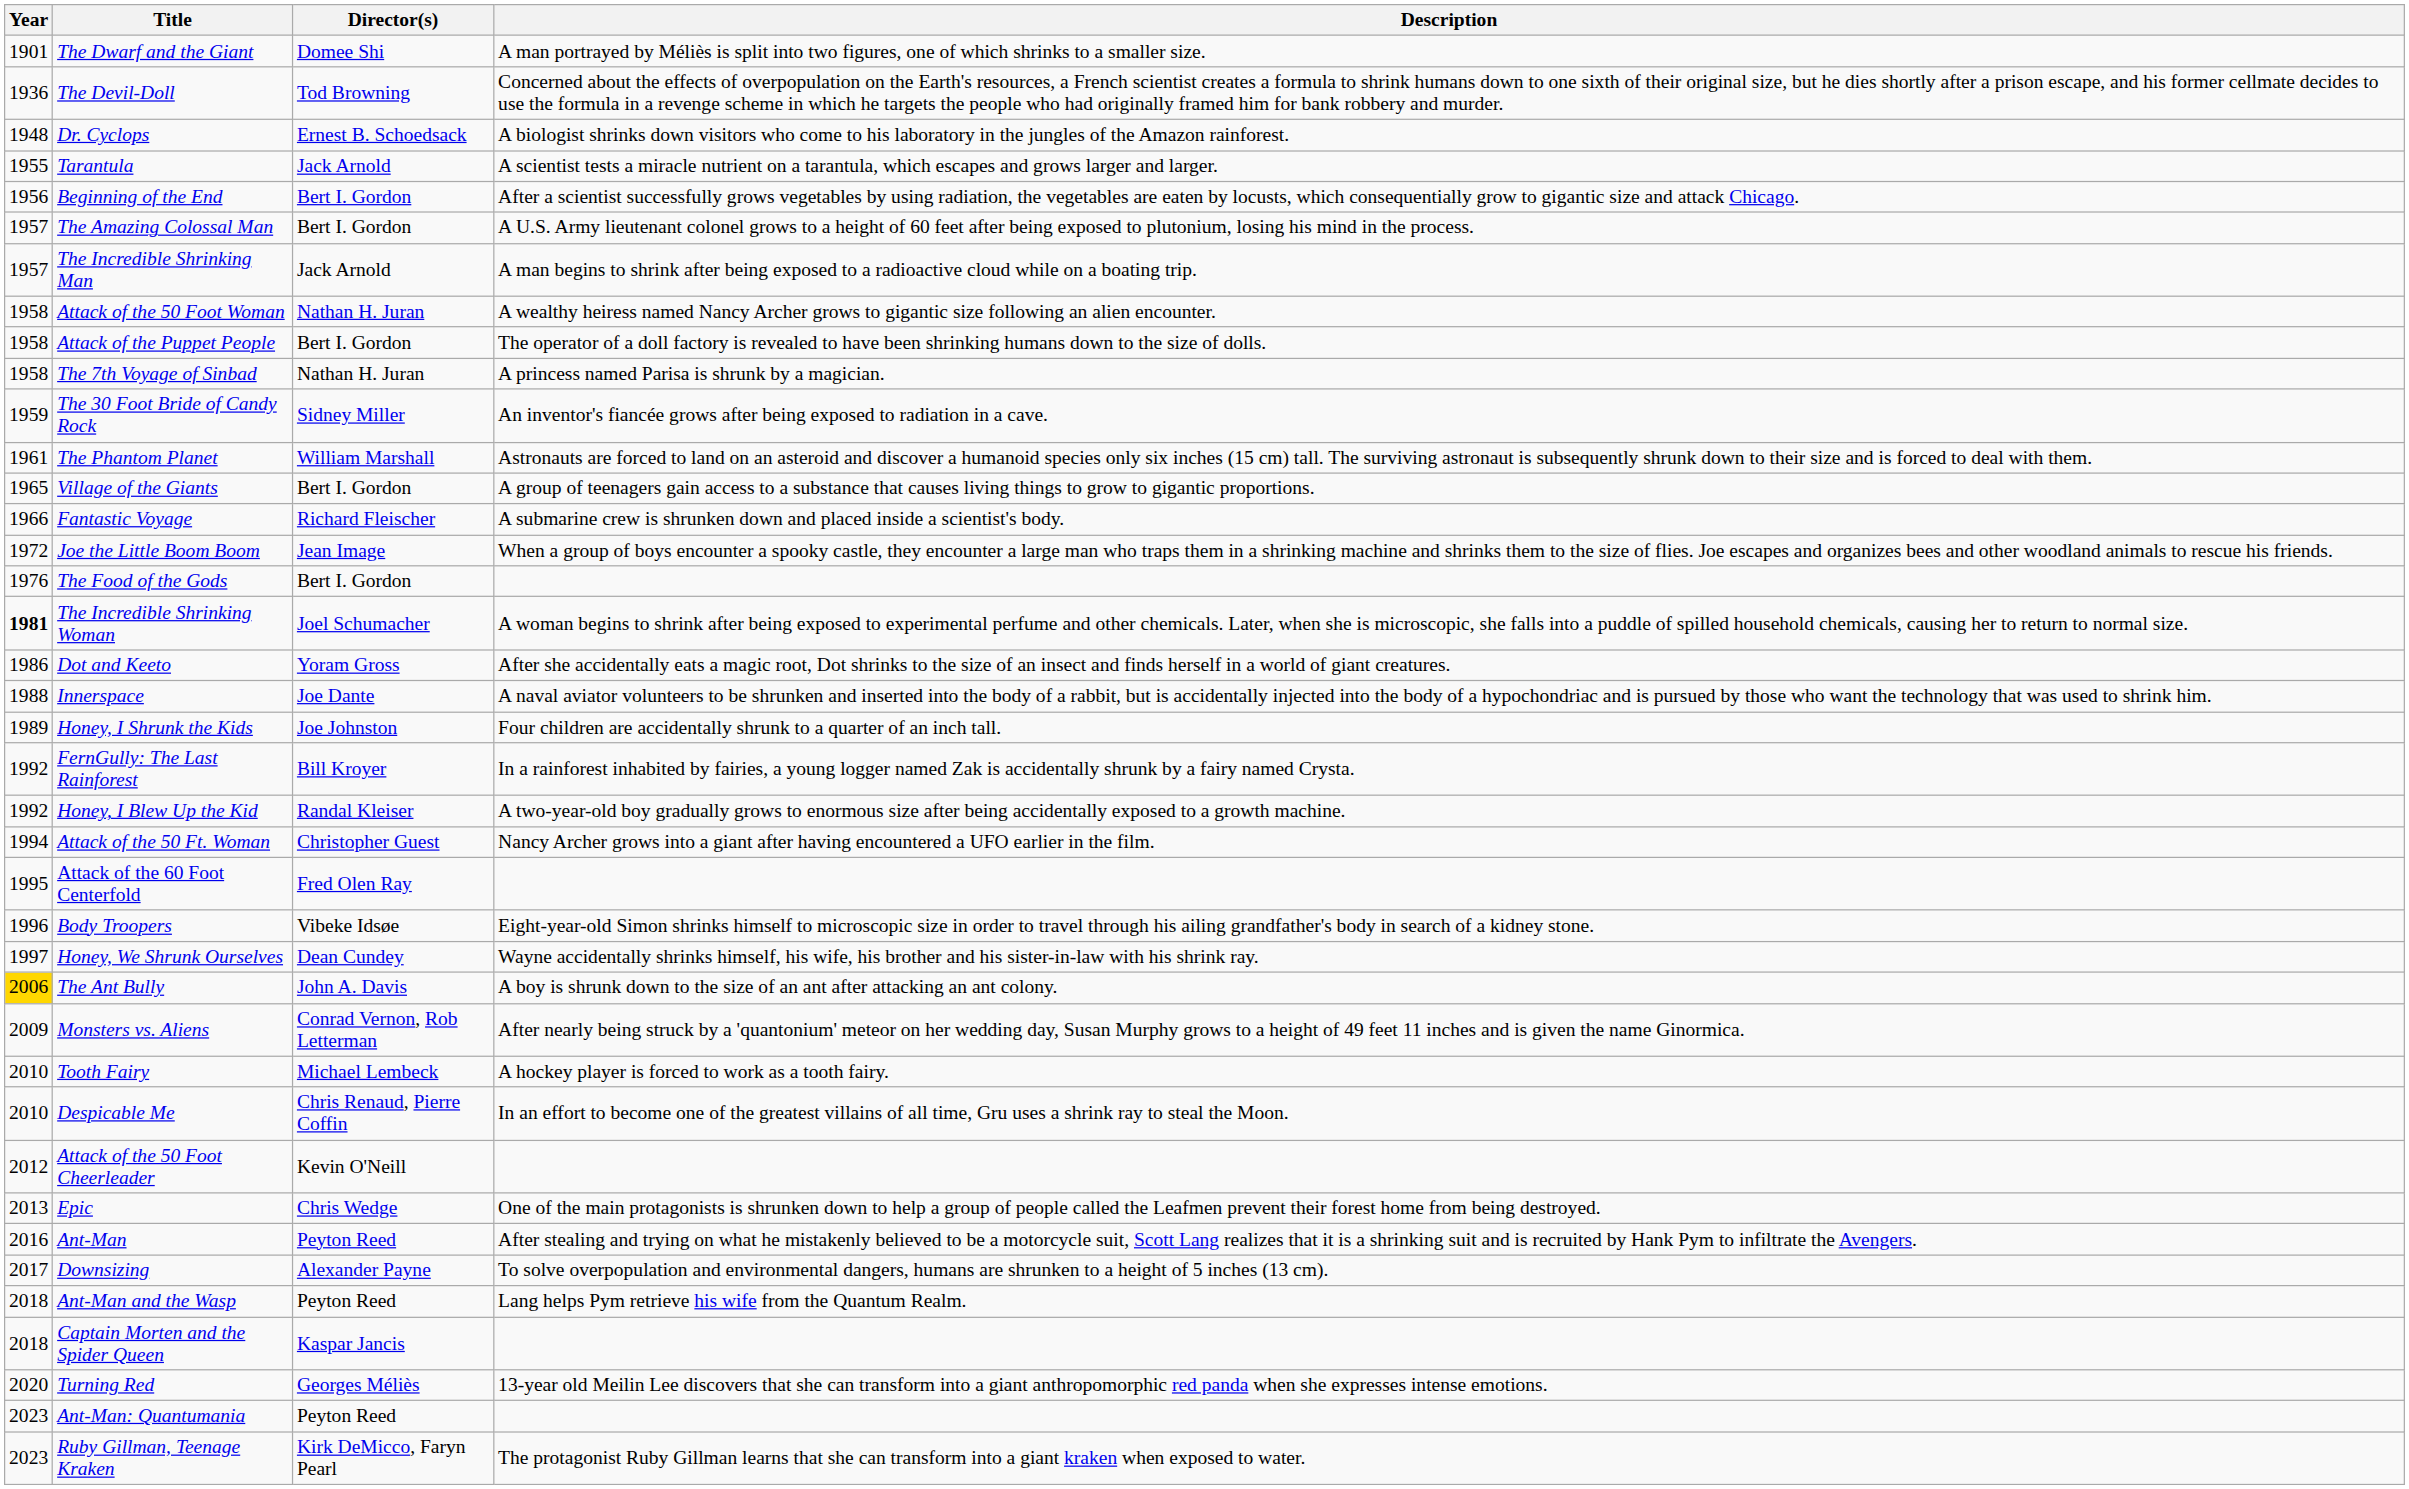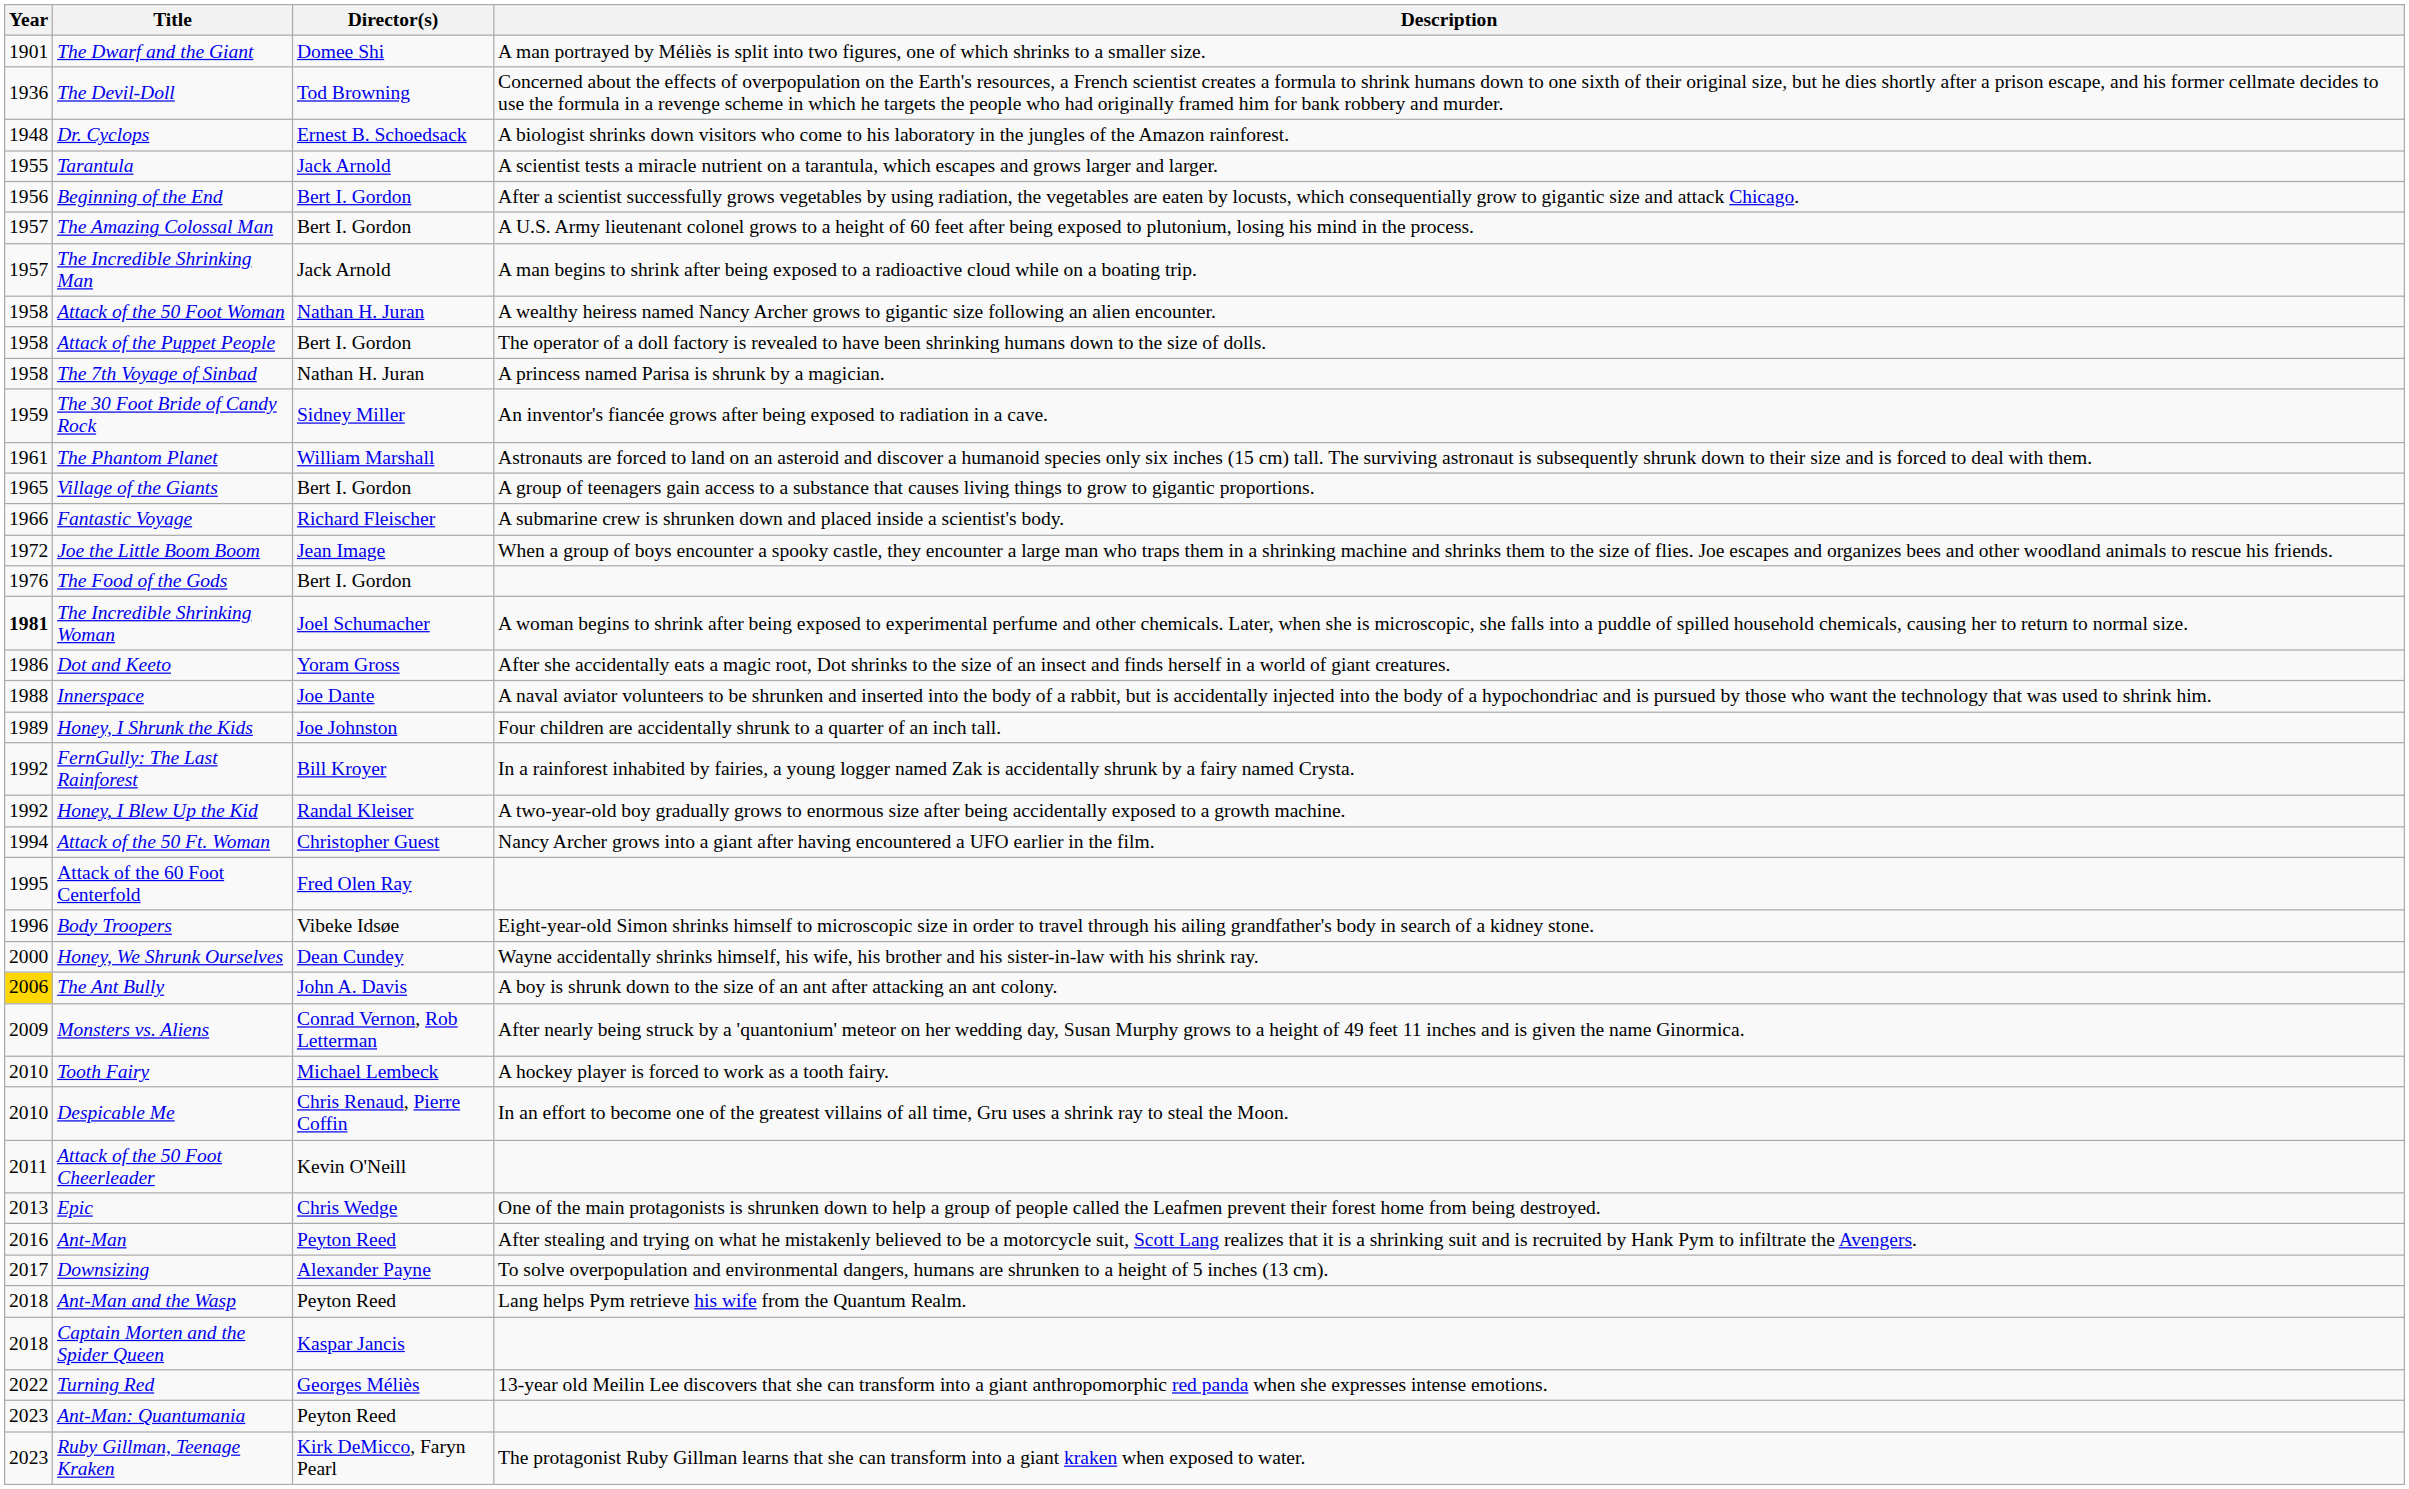(29, 956) 1997 -> (29, 956) 2000
(29, 1166) 2012 -> (28, 1166) 2011
(29, 1385) 2020 -> (29, 1385) 2022
